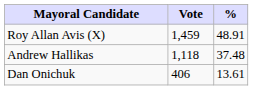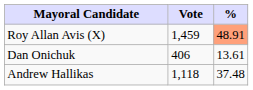(231, 34) no background -> (231, 34) lightsalmon background
rows swapped: (50, 54) <-> (41, 74)
